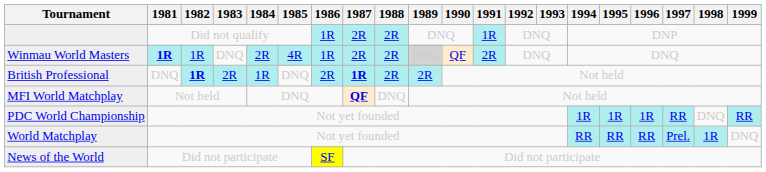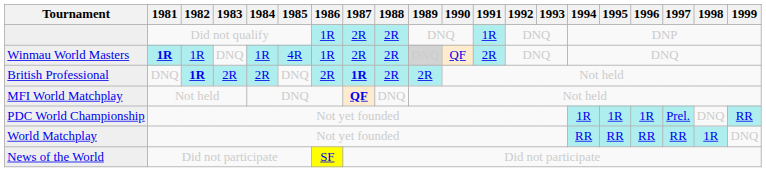(262, 55) 2R -> (262, 55) 1R
(262, 75) 1R -> (262, 75) 2R
(678, 116) RR -> (678, 116) Prel.
(678, 136) Prel. -> (678, 136) RR
